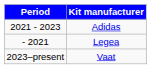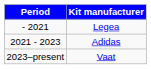rows swapped: (106, 42) <-> (106, 27)
